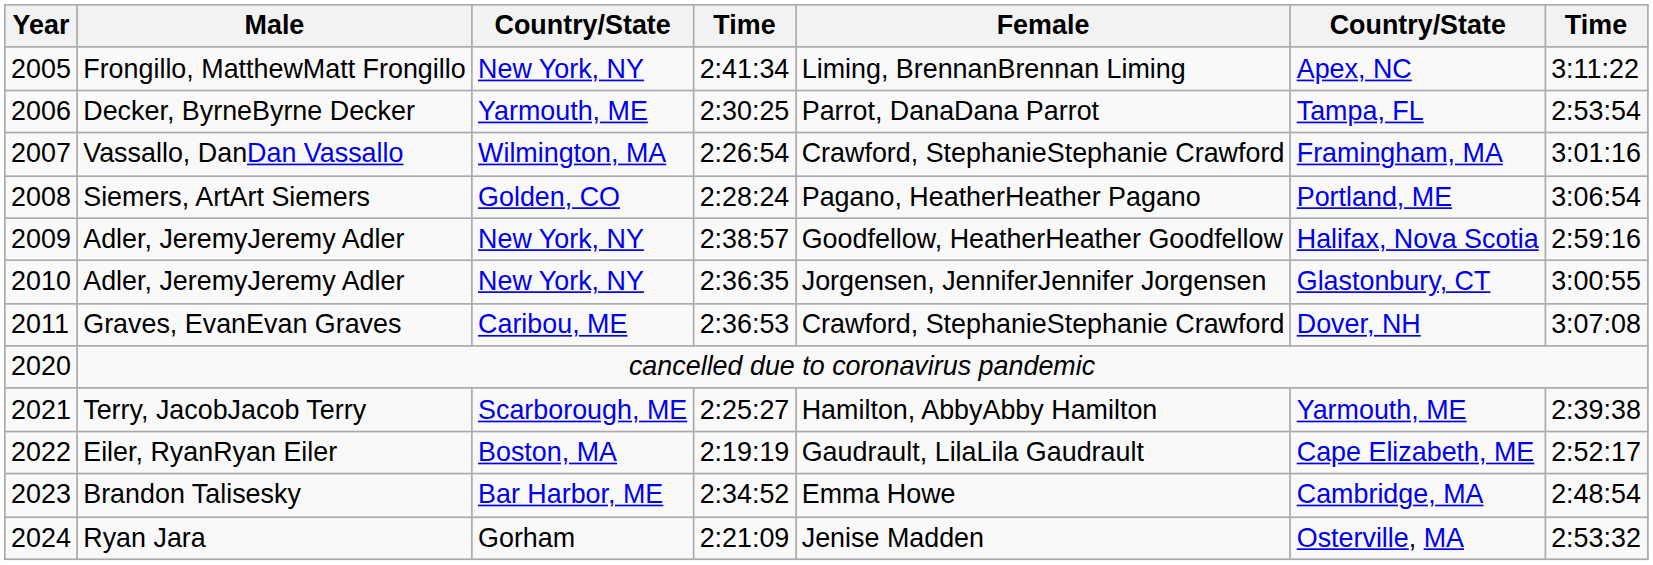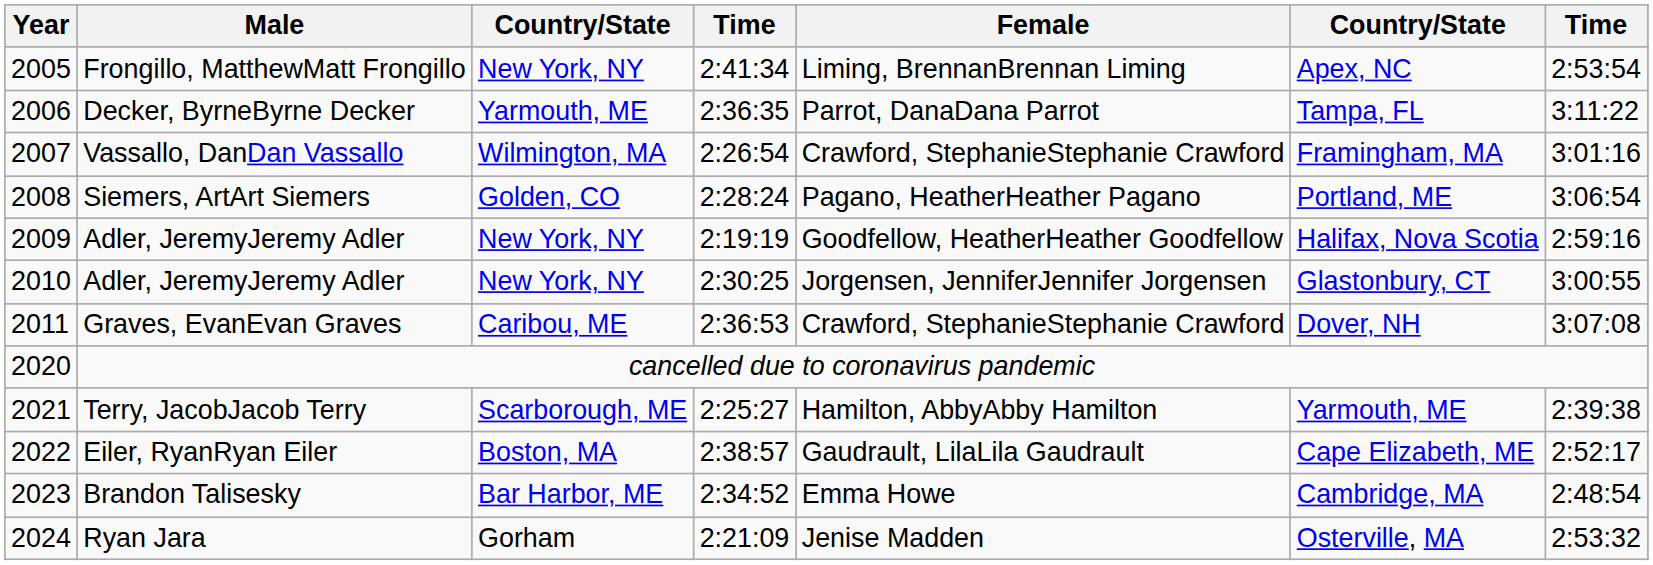(1595, 68) 3:11:22 -> (1596, 68) 2:53:54
(744, 111) 2:30:25 -> (744, 111) 2:36:35
(1596, 111) 2:53:54 -> (1595, 111) 3:11:22
(744, 238) 2:38:57 -> (744, 238) 2:19:19
(744, 281) 2:36:35 -> (744, 281) 2:30:25
(744, 452) 2:19:19 -> (744, 452) 2:38:57
